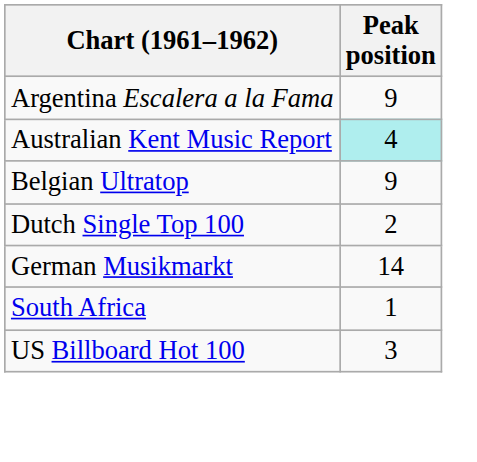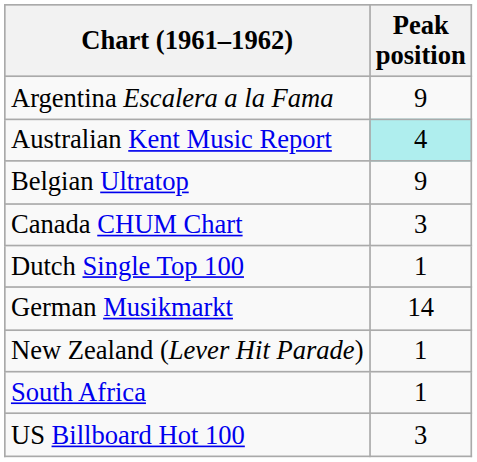+ row: (127, 223)
(391, 223) 2 -> (421, 266) 1
+ row: (187, 350)
